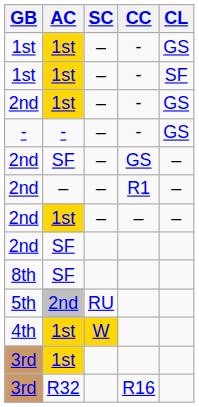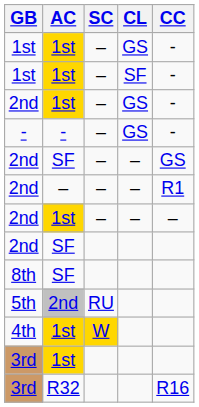columns swapped: (176, 18) <-> (139, 18)
